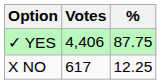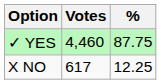(85, 41) 4,406 -> (85, 41) 4,460
